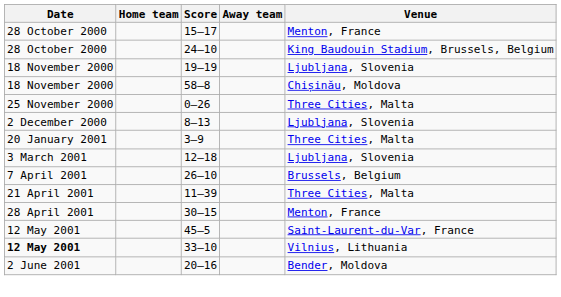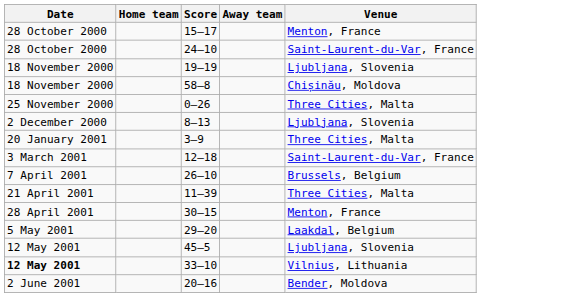(421, 49) King Baudouin Stadium, Brussels, Belgium -> (381, 49) Saint-Laurent-du-Var, France
(351, 158) Ljubljana, Slovenia -> (381, 158) Saint-Laurent-du-Var, France
+ row: (201, 230)
(381, 230) Saint-Laurent-du-Var, France -> (351, 248) Ljubljana, Slovenia
